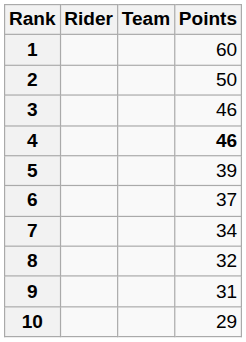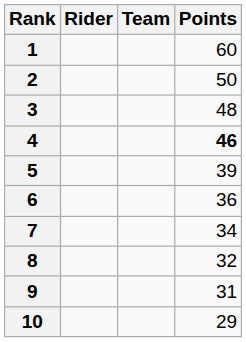(226, 110) 46 -> (226, 110) 48
(226, 200) 37 -> (226, 200) 36
